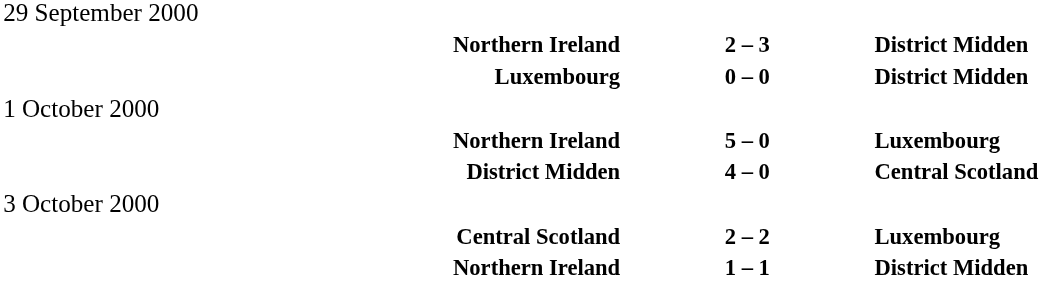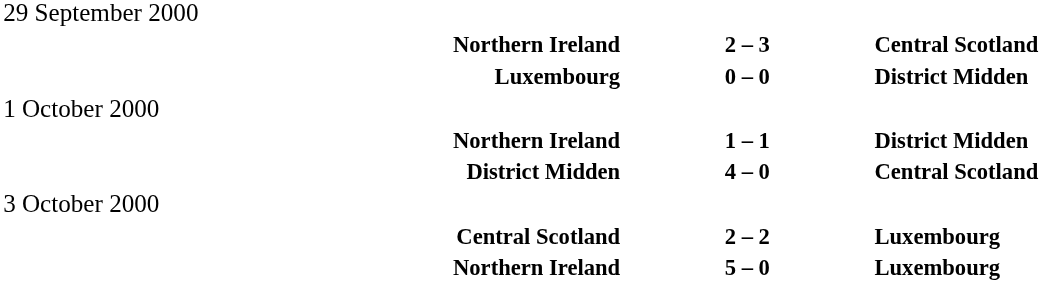(951, 44) District Midden -> (956, 44) Central Scotland
rows swapped: (537, 140) <-> (537, 267)
